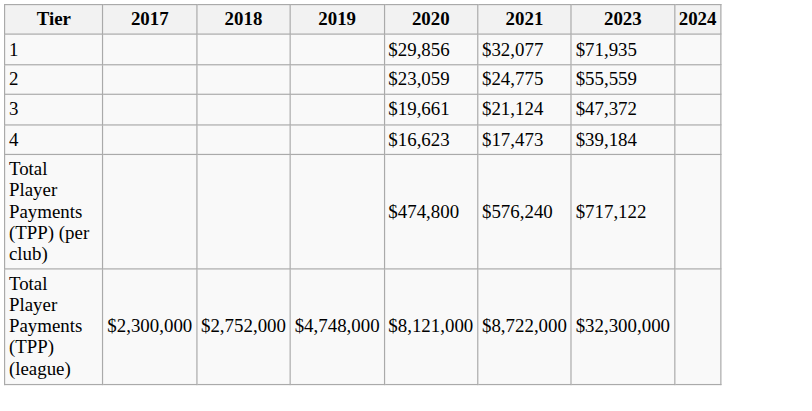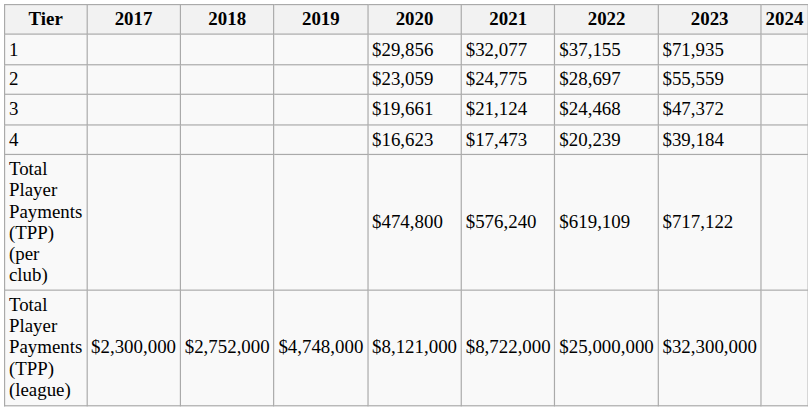+ column: (607, 19)
